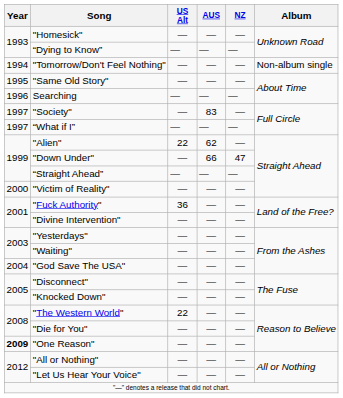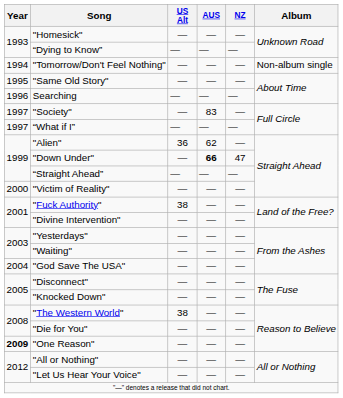(182, 142) 22 -> (182, 142) 36
(211, 158) normal -> (211, 158) bold
(182, 204) 36 -> (182, 204) 38
(182, 313) 22 -> (182, 313) 38
